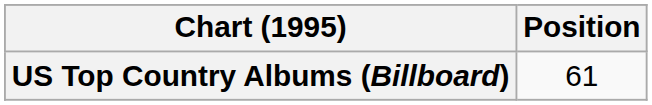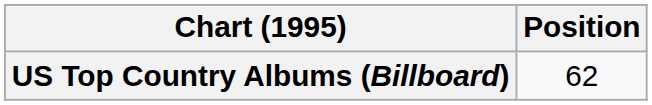(582, 75) 61 -> (582, 75) 62
